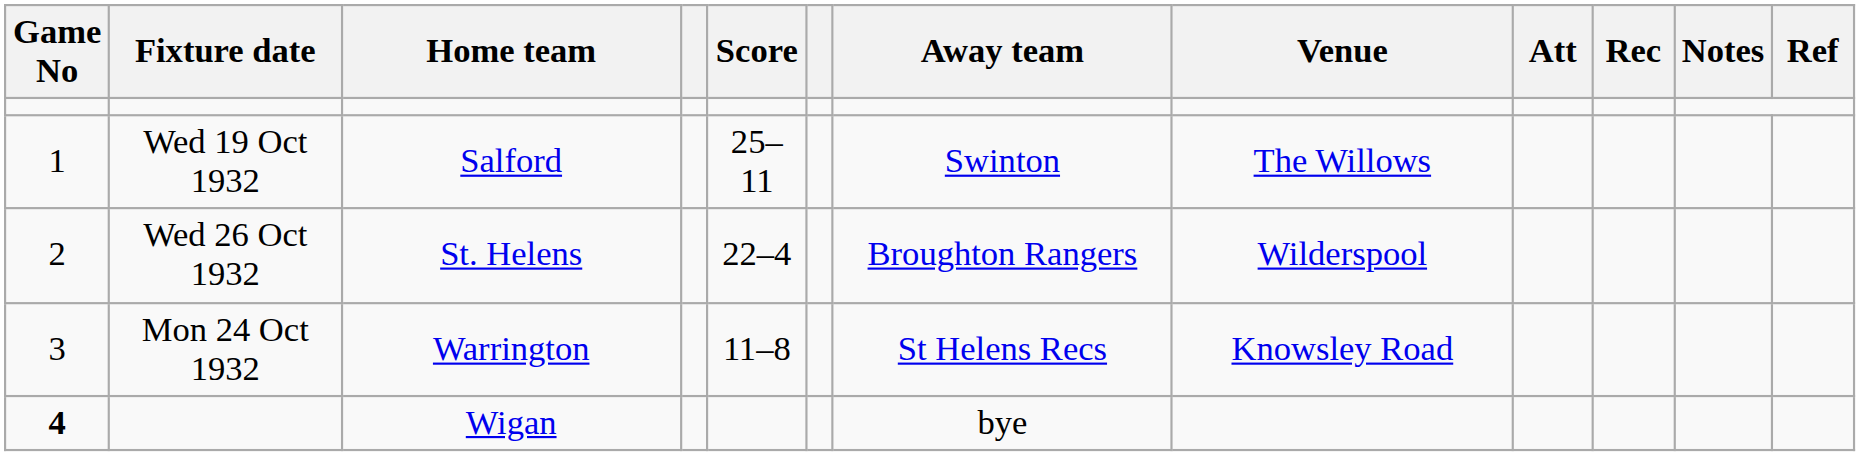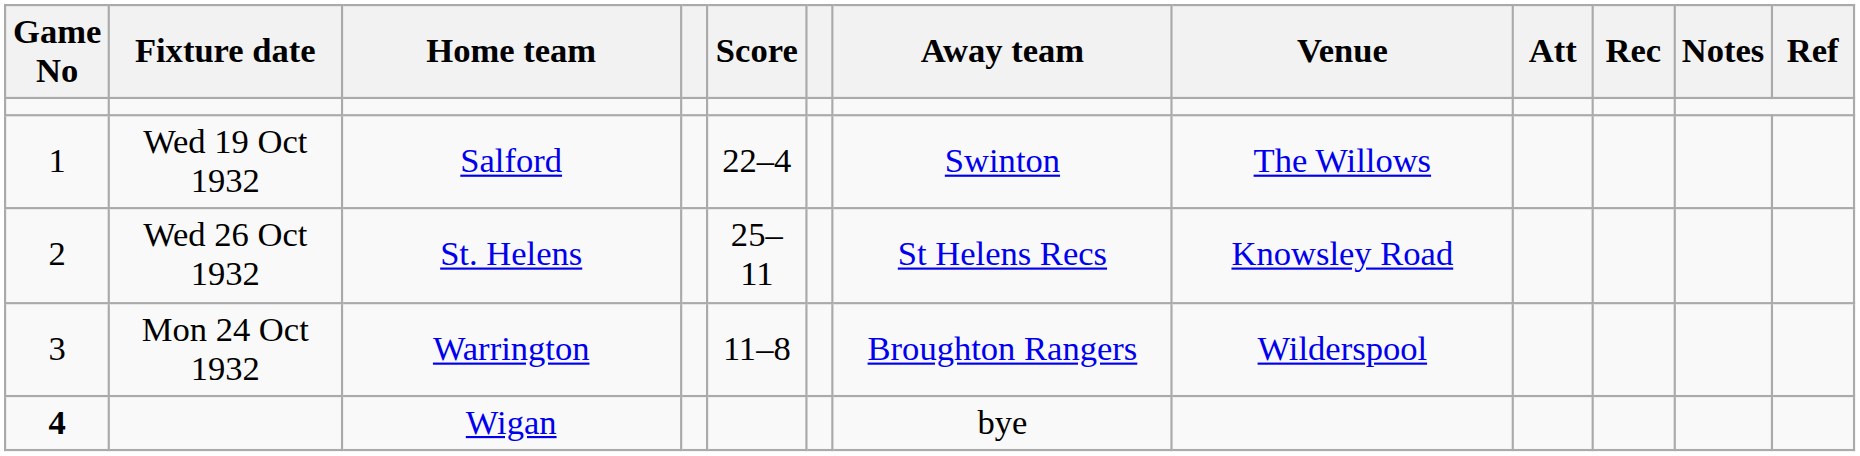(757, 160) 25–11 -> (757, 160) 22–4
(757, 254) 22–4 -> (757, 254) 25–11
(1002, 254) Broughton Rangers -> (1002, 254) St Helens Recs
(1342, 254) Wilderspool -> (1342, 254) Knowsley Road
(1002, 348) St Helens Recs -> (1002, 348) Broughton Rangers
(1342, 348) Knowsley Road -> (1342, 348) Wilderspool
